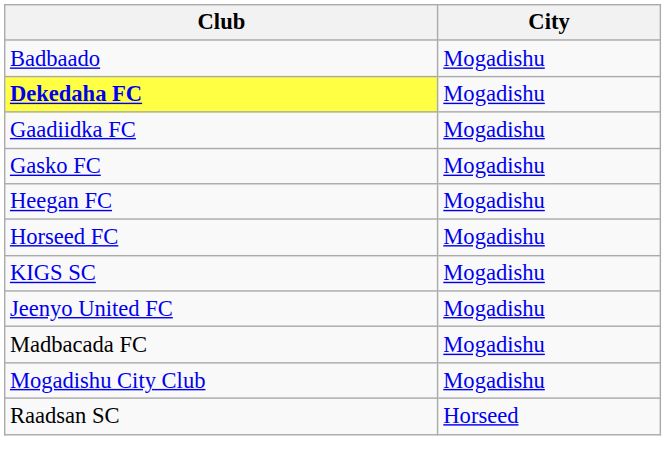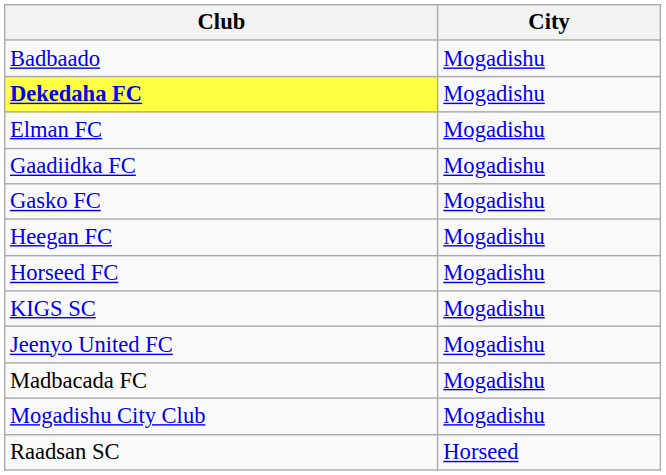+ row: (56, 129)
